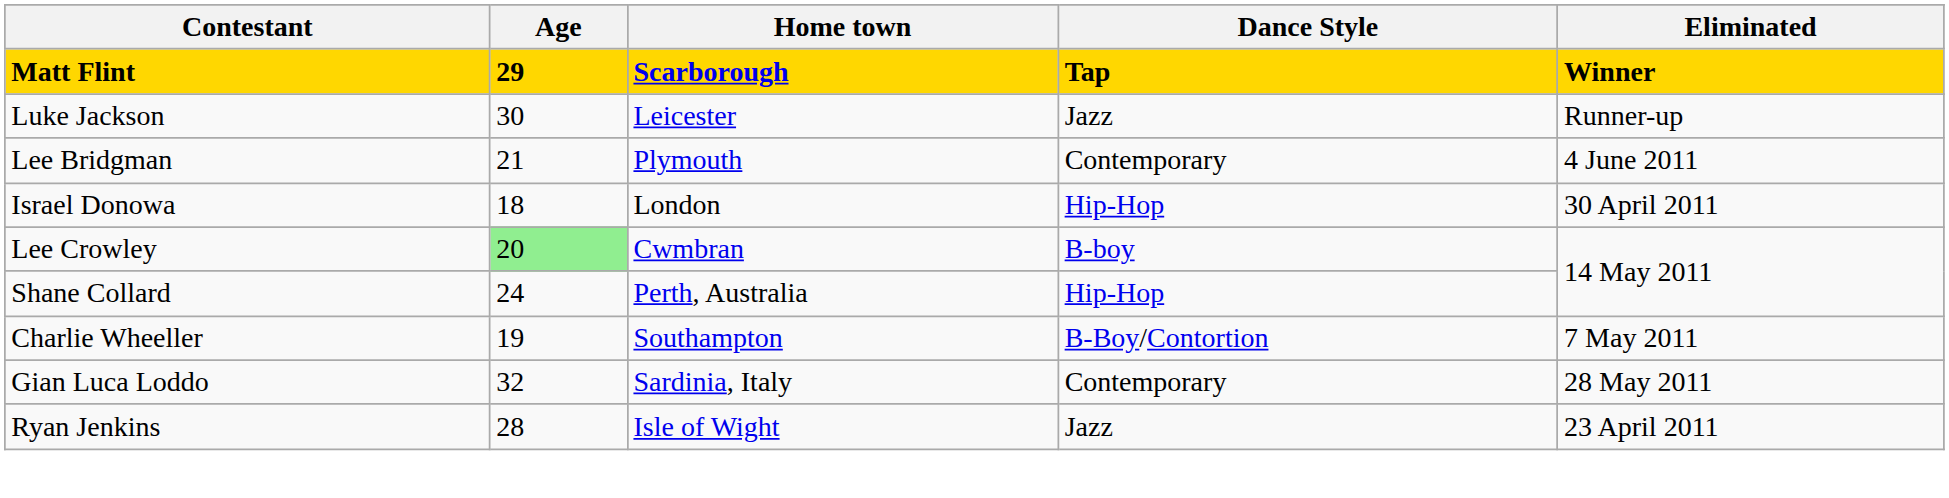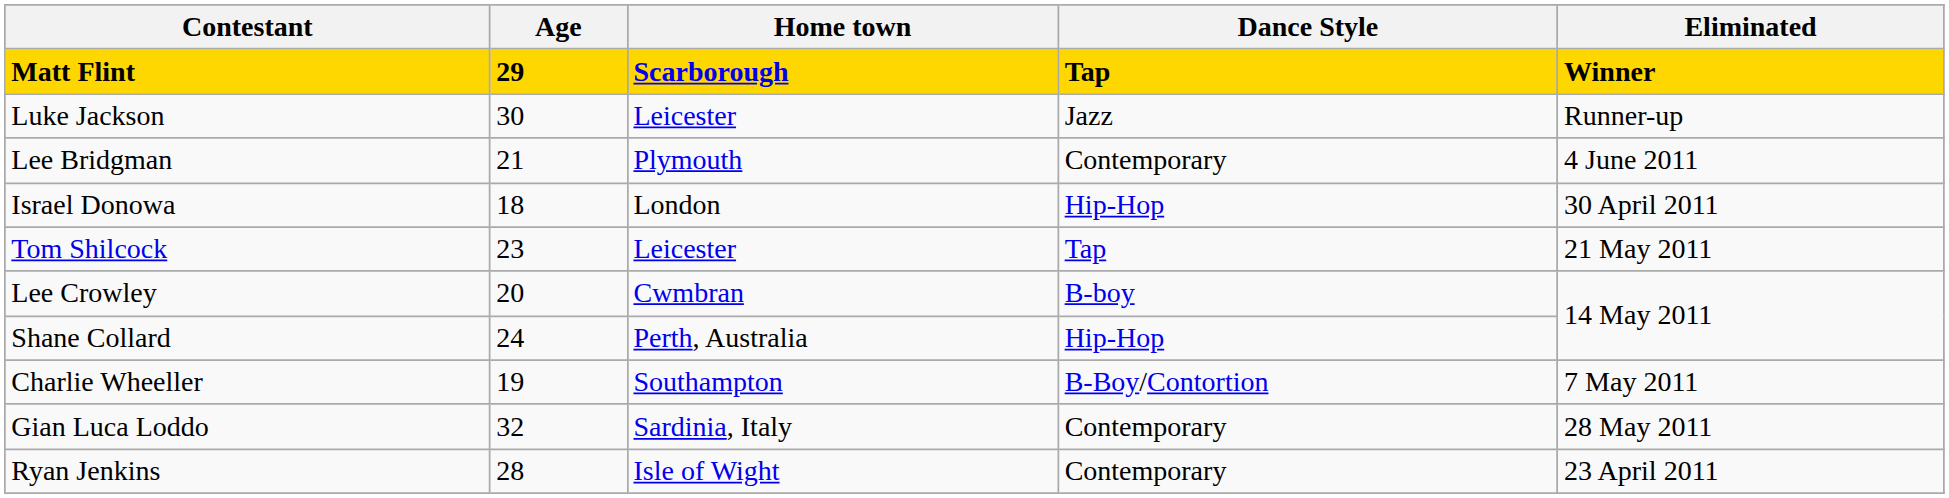+ row: (89, 248)
(510, 248) lightgreen background -> (510, 293) no background
(1089, 426) Jazz -> (1146, 470) Contemporary
